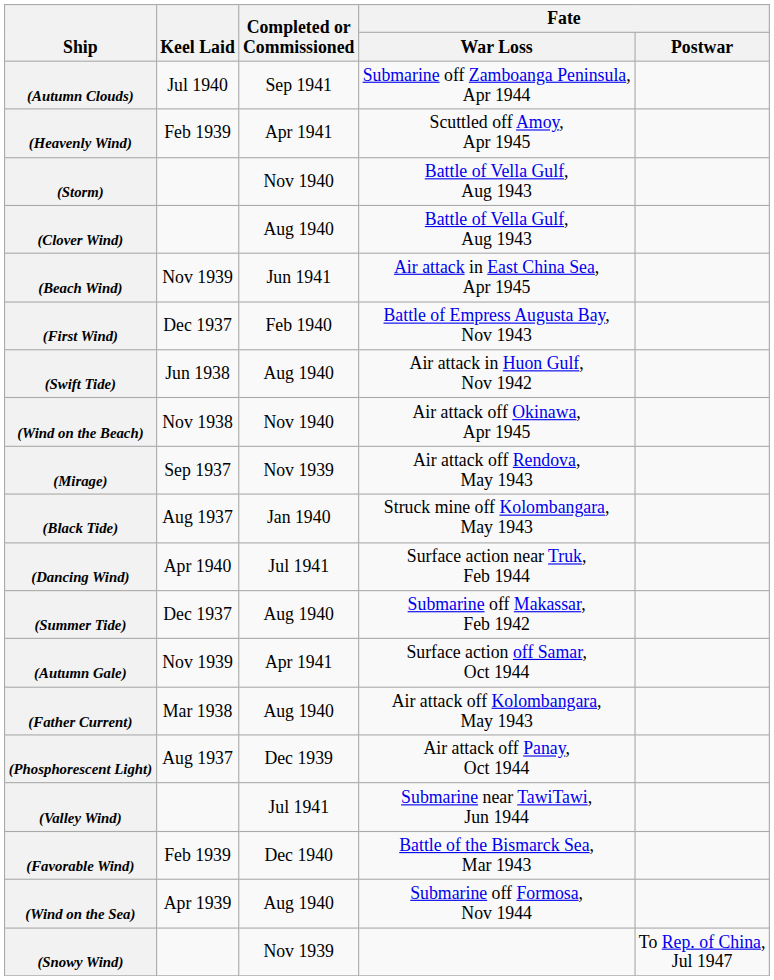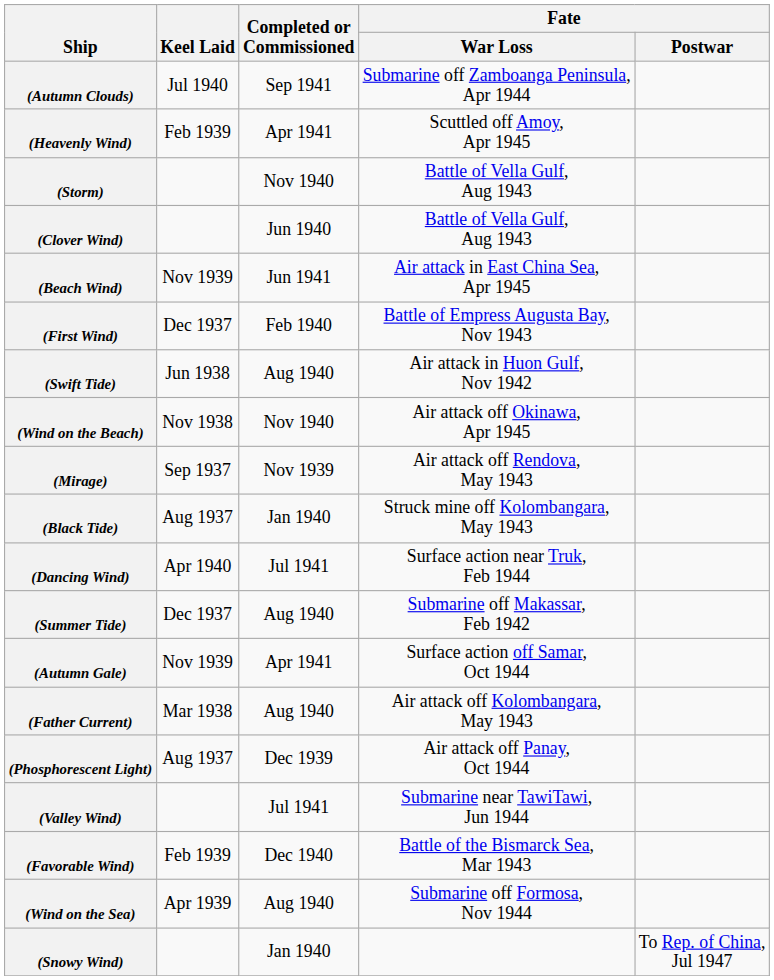(299, 229) Aug 1940 -> (299, 229) Jun 1940
(299, 951) Nov 1939 -> (299, 951) Jan 1940
